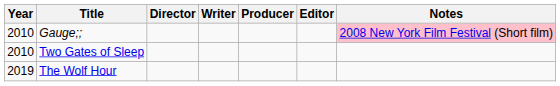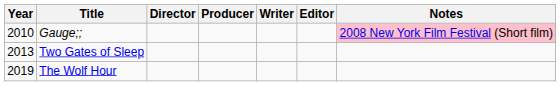columns swapped: (218, 14) <-> (268, 14)
(20, 52) 2010 -> (20, 52) 2013
